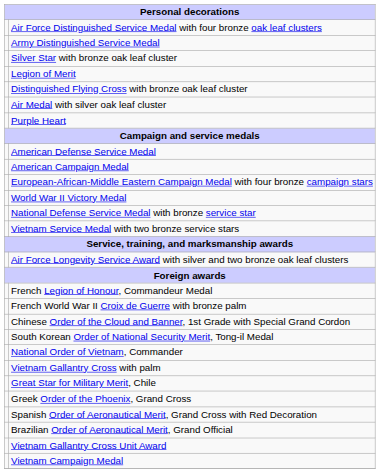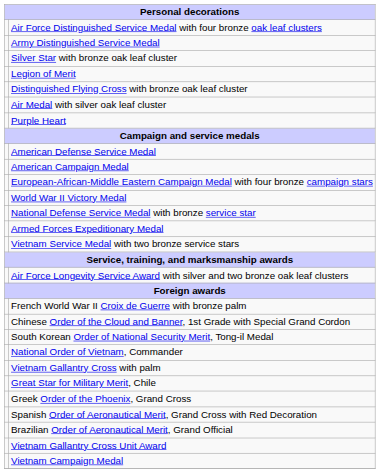+ row: (87, 228)
- row: (112, 290)
